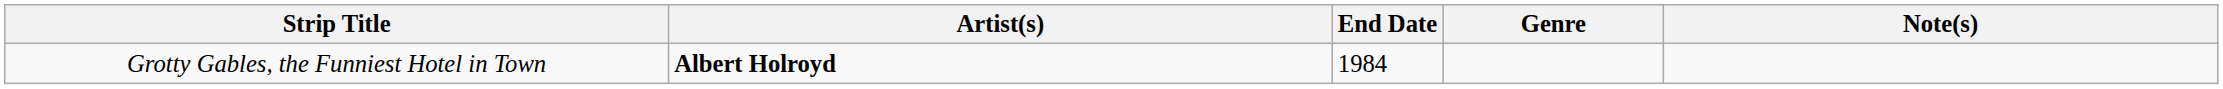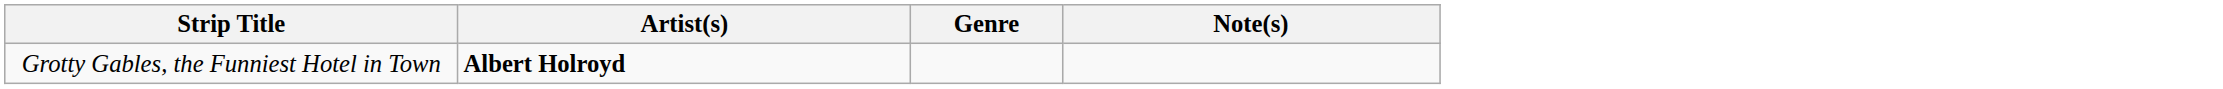- column: (1387, 24)
